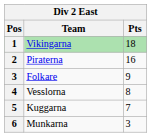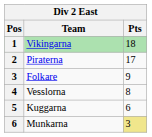(131, 60) 16 -> (131, 60) 17
(128, 108) 7 -> (128, 108) 6
(128, 124) no background -> (128, 124) khaki background
